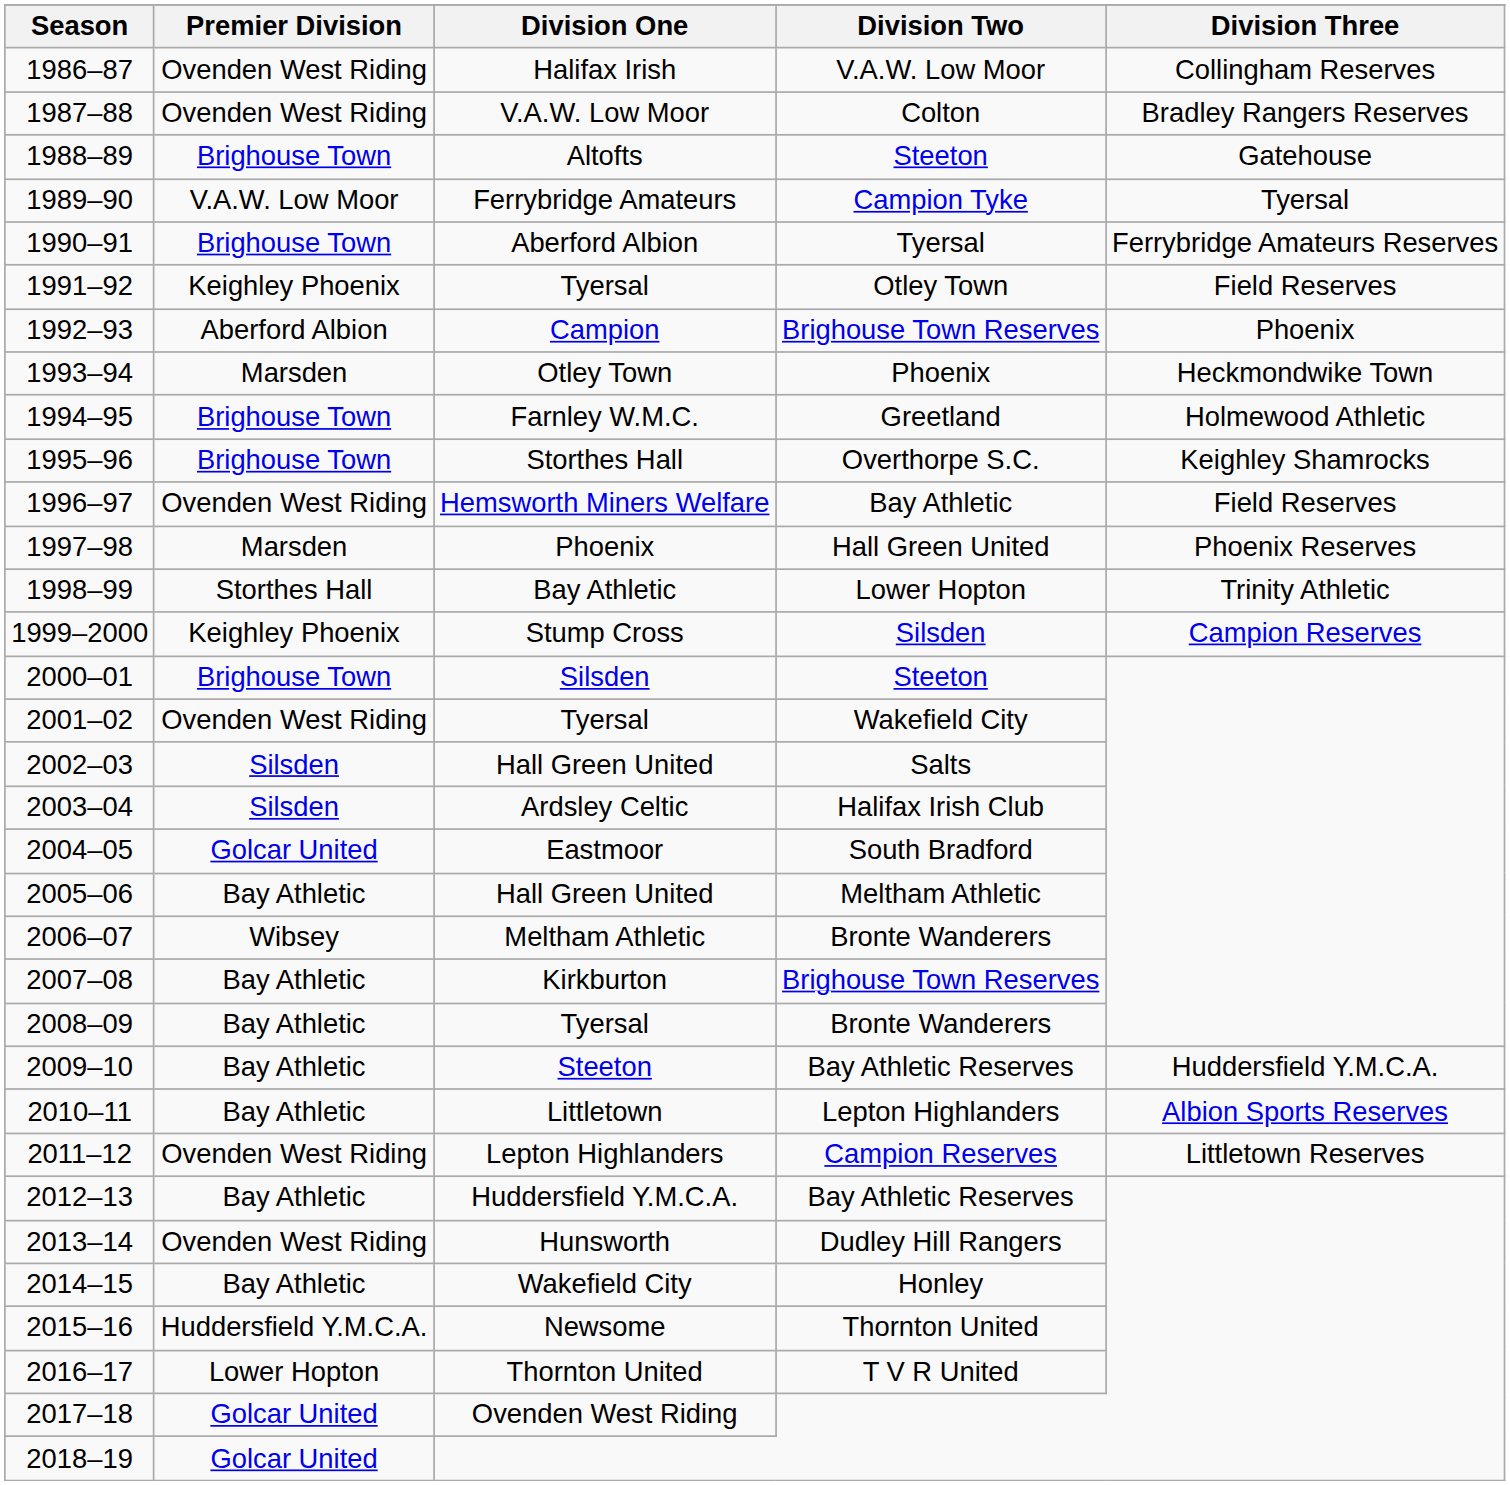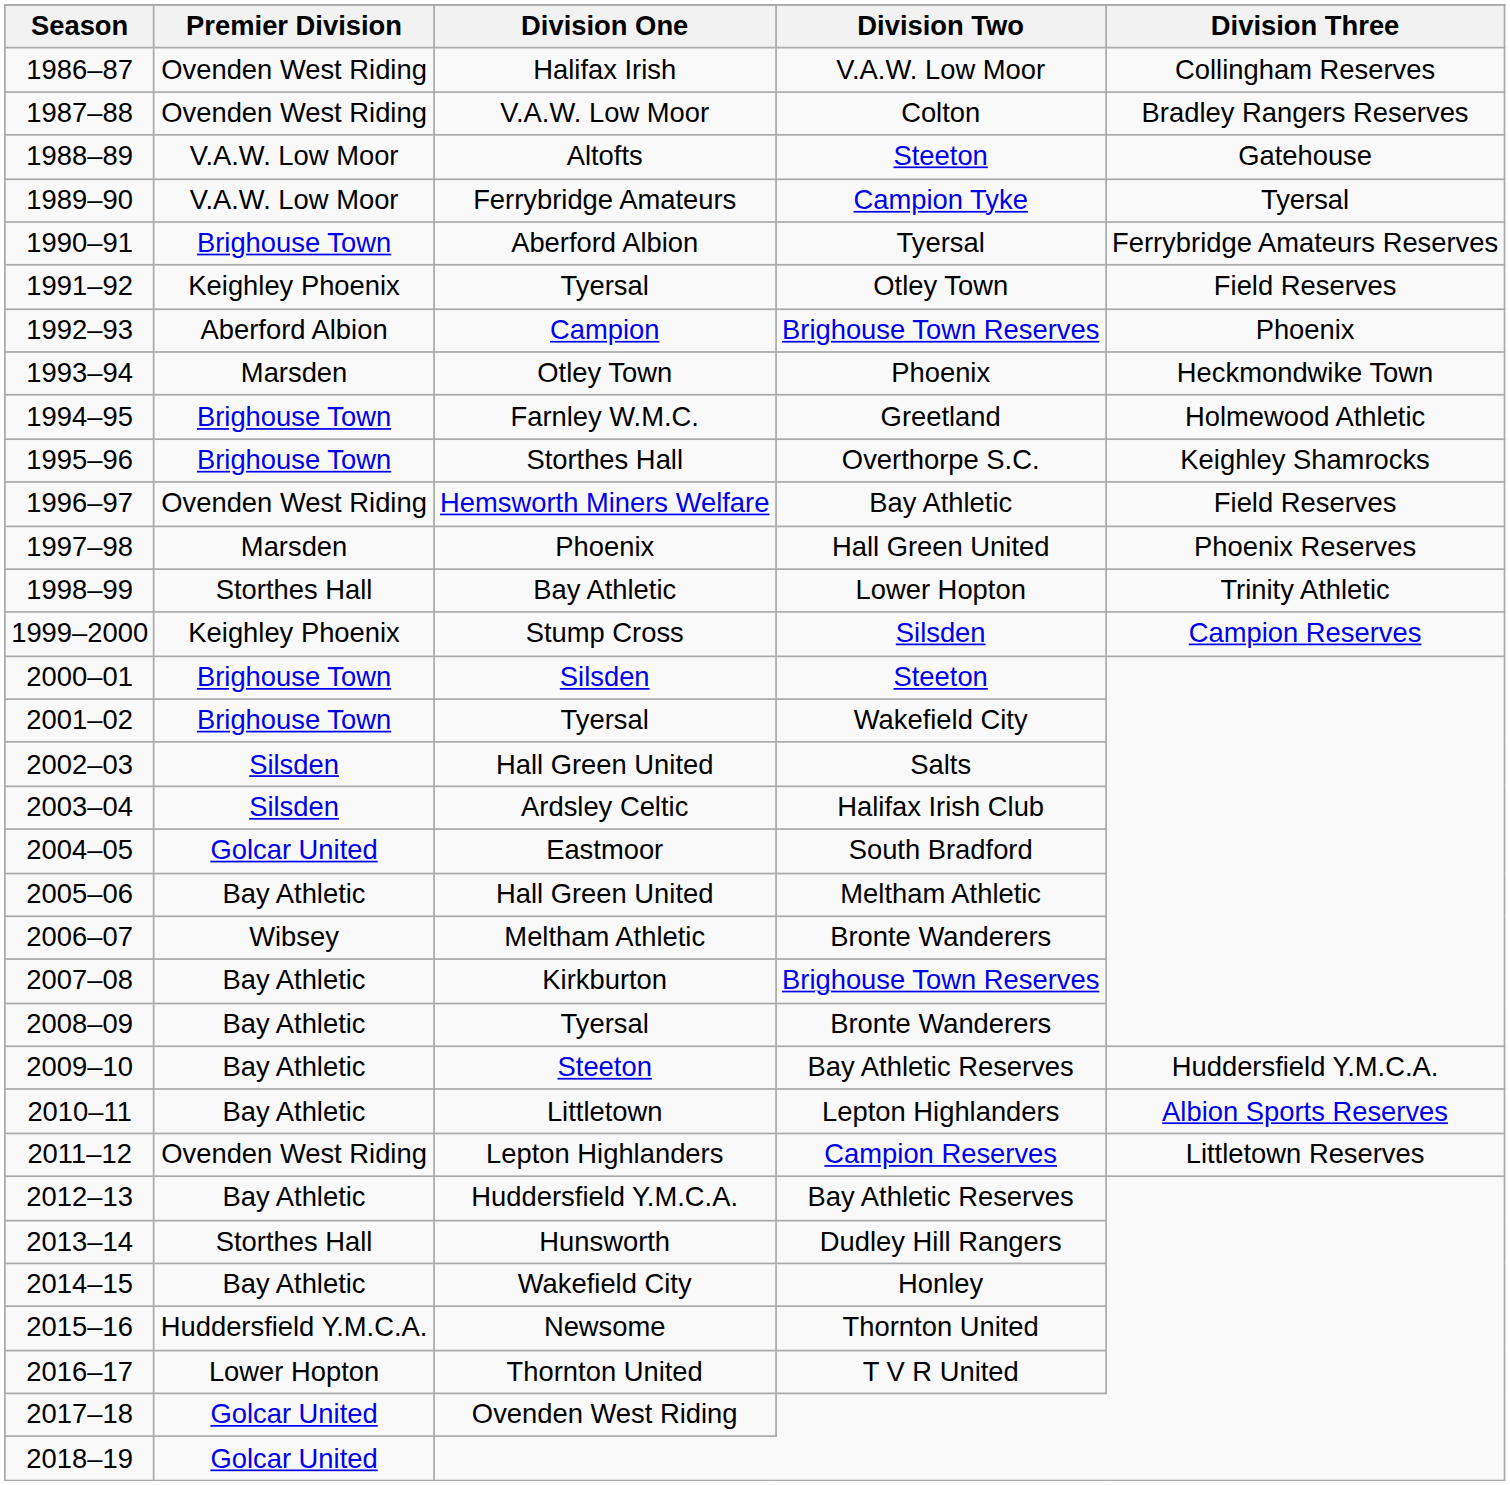(294, 156) Brighouse Town -> (294, 156) V.A.W. Low Moor
(294, 720) Ovenden West Riding -> (294, 720) Brighouse Town
(294, 1241) Ovenden West Riding -> (294, 1241) Storthes Hall
